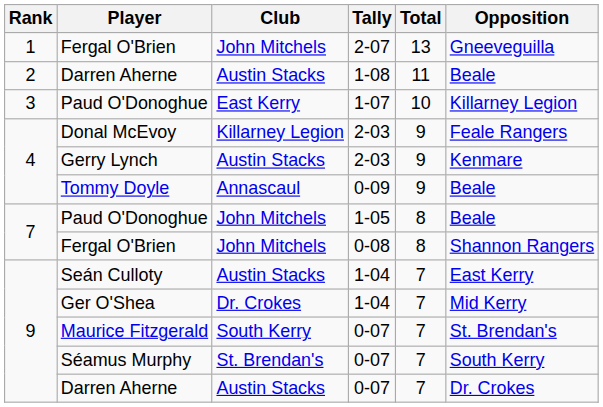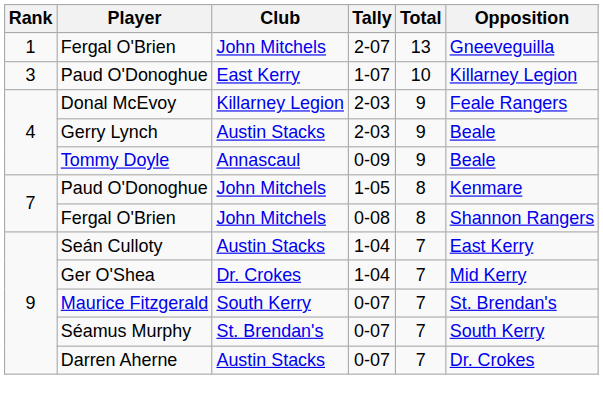- row: (119, 75)
(486, 160) Kenmare -> (473, 132) Beale
(473, 217) Beale -> (486, 189) Kenmare
